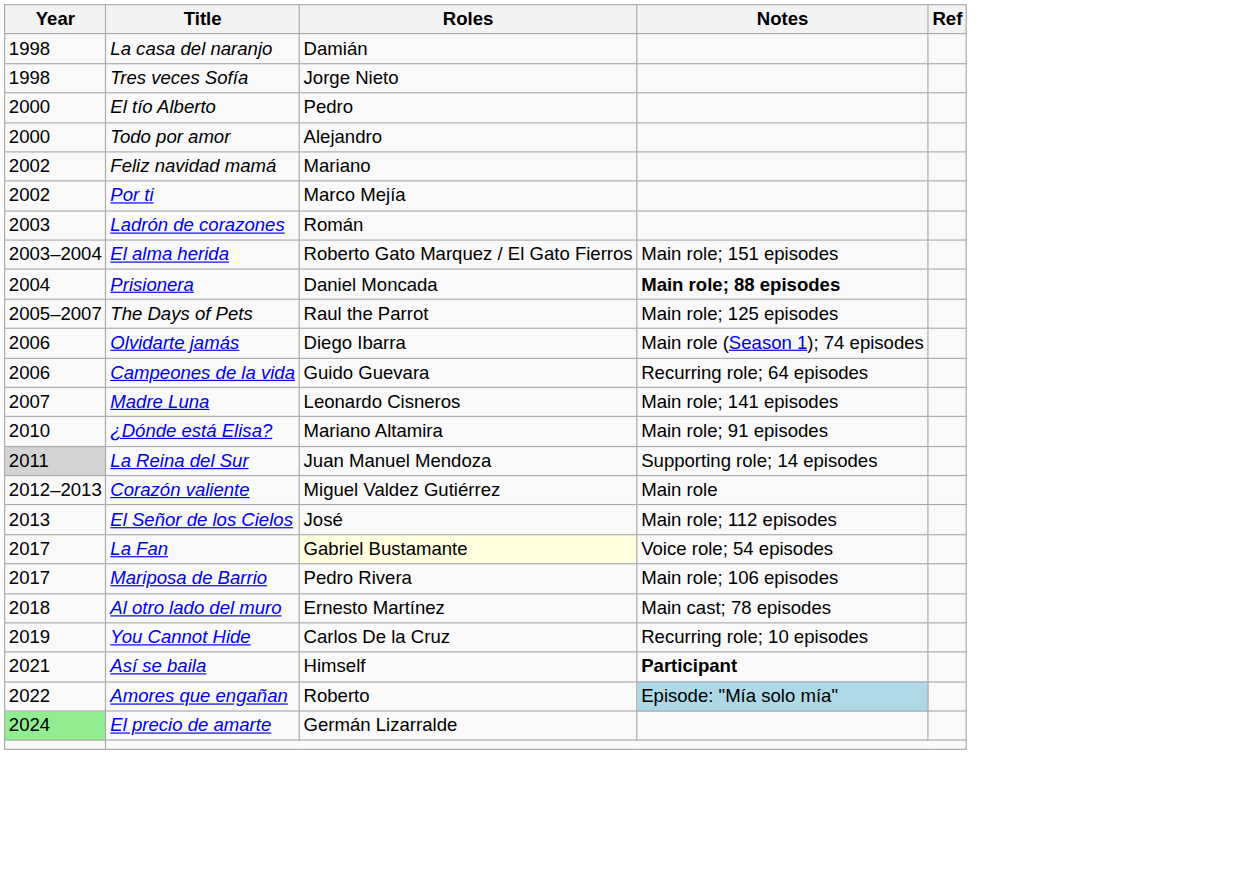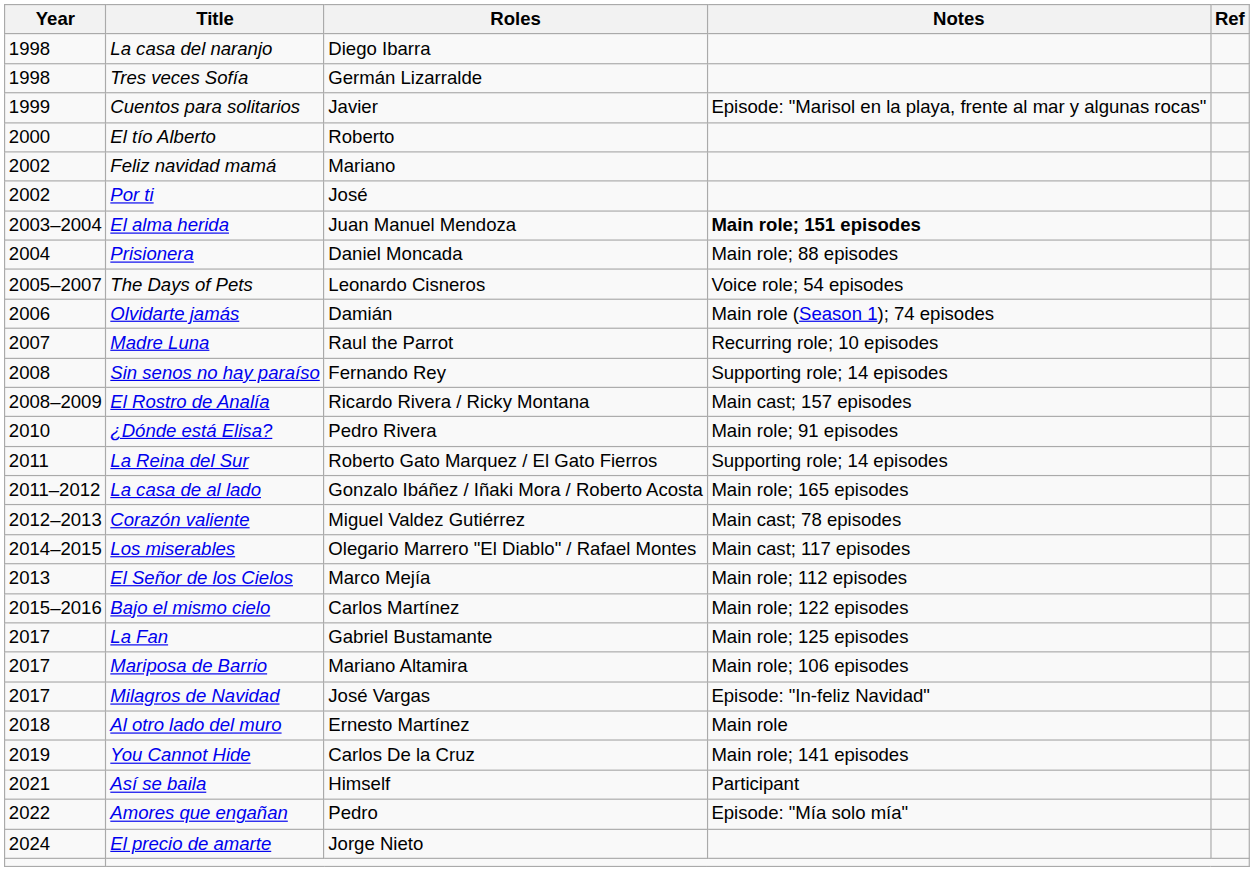(336, 48) Damián -> (379, 48) Diego Ibarra
(351, 78) Jorge Nieto -> (405, 78) Germán Lizarralde
+ row: (205, 107)
(328, 107) Pedro -> (361, 136) Roberto
- row: (170, 136)
(355, 195) Marco Mejía -> (348, 195) José
- row: (198, 225)
(468, 254) Roberto Gato Marquez / El Gato Fierros -> (422, 225) Juan Manuel Mendoza
(740, 254) normal -> (816, 225) bold
(741, 284) bold -> (805, 254) normal
(366, 313) Raul the Parrot -> (407, 284) Leonardo Cisneros
(740, 313) Main role; 125 episodes -> (807, 284) Voice role; 54 episodes
(355, 343) Diego Ibarra -> (360, 313) Damián
- row: (203, 372)
(382, 401) Leonardo Cisneros -> (391, 343) Raul the Parrot
(740, 401) Main role; 141 episodes -> (825, 343) Recurring role; 10 episodes
+ row: (215, 372)
+ row: (190, 401)
(373, 431) Mariano Altamira -> (382, 431) Pedro Rivera
(29, 460) lightgrey background -> (29, 460) no background
(397, 460) Juan Manuel Mendoza -> (493, 460) Roberto Gato Marquez / El Gato Fierros
+ row: (186, 490)
(679, 490) Main role -> (806, 519) Main cast; 78 episodes
+ row: (173, 549)
(323, 519) José -> (379, 578) Marco Mejía
+ row: (190, 607)
(386, 549) lightyellow background -> (410, 637) no background
(737, 549) Voice role; 54 episodes -> (810, 637) Main role; 125 episodes
(358, 578) Pedro Rivera -> (398, 666) Mariano Altamira
+ row: (195, 696)
(736, 607) Main cast; 78 episodes -> (750, 725) Main role
(755, 637) Recurring role; 10 episodes -> (810, 755) Main role; 141 episodes
(689, 666) bold -> (755, 784) normal
(337, 696) Roberto -> (353, 813) Pedro
(740, 696) lightblue background -> (810, 813) no background
(30, 725) lightgreen background -> (30, 843) no background
(380, 725) Germán Lizarralde -> (376, 843) Jorge Nieto
